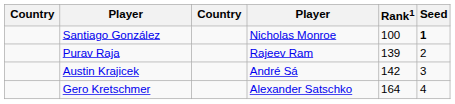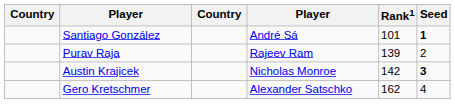(293, 35) Nicholas Monroe -> (274, 35) André Sá
(391, 35) 100 -> (391, 35) 101
(274, 71) André Sá -> (293, 71) Nicholas Monroe
(423, 71) normal -> (423, 71) bold
(391, 89) 164 -> (391, 89) 162
